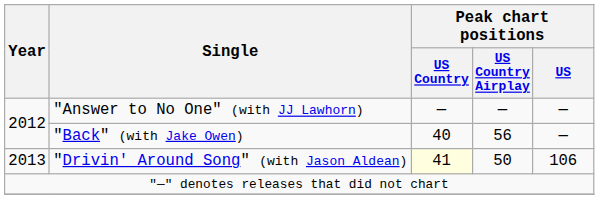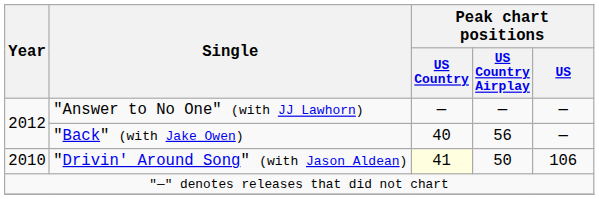(27, 161) 2013 -> (27, 161) 2010
